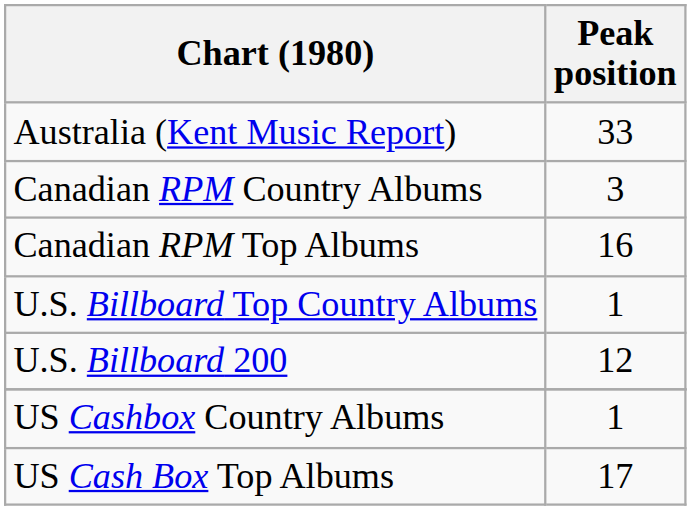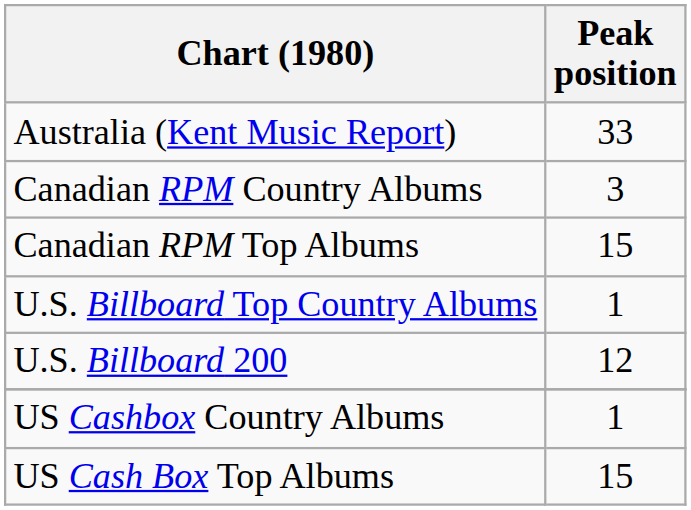(615, 245) 16 -> (615, 245) 15
(615, 475) 17 -> (615, 475) 15
